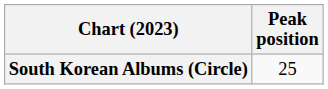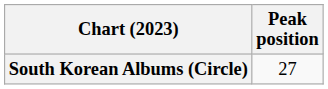(288, 68) 25 -> (288, 68) 27
